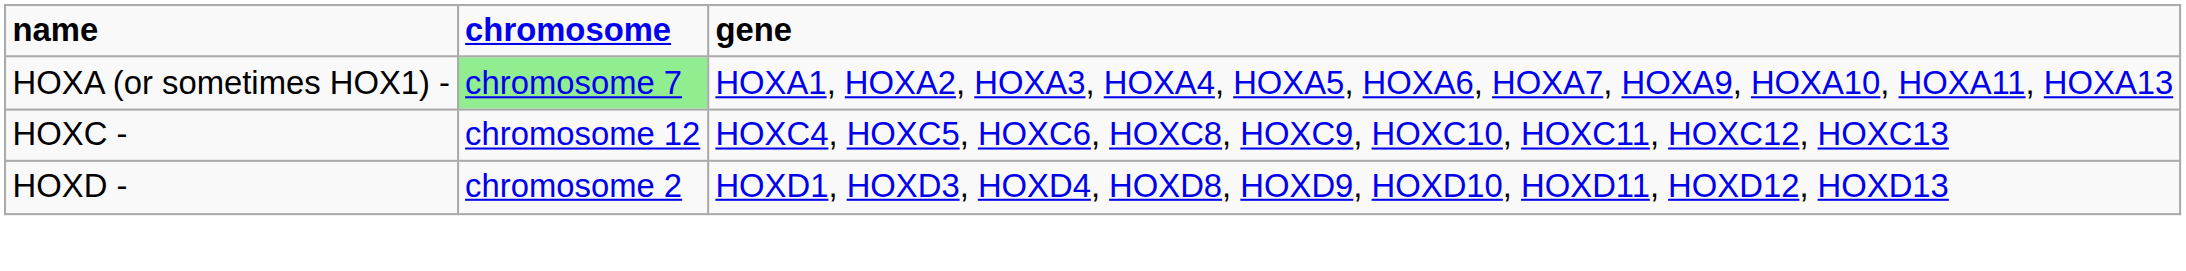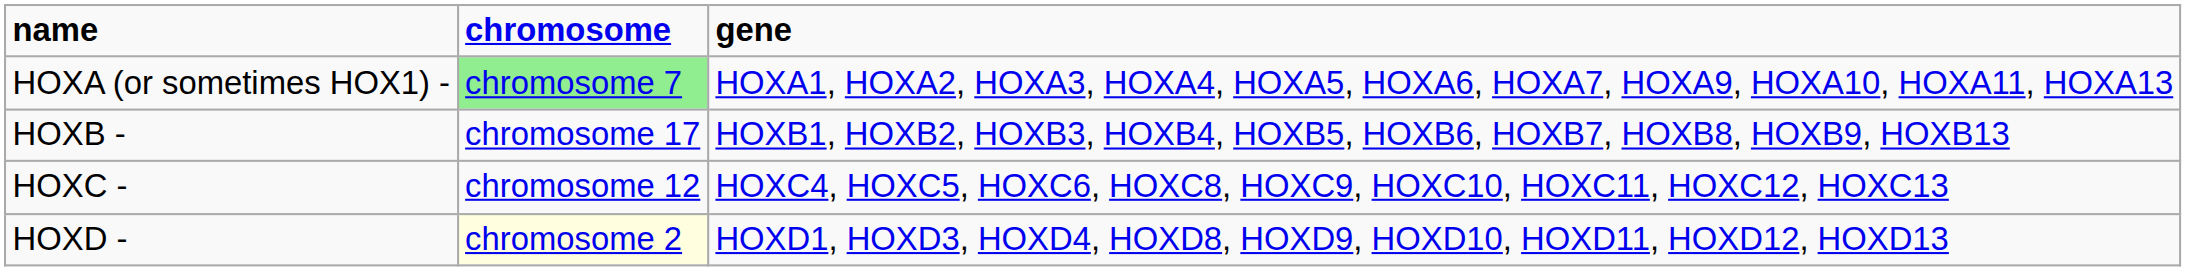+ row: (69, 134)
(574, 186) no background -> (574, 238) lightyellow background
